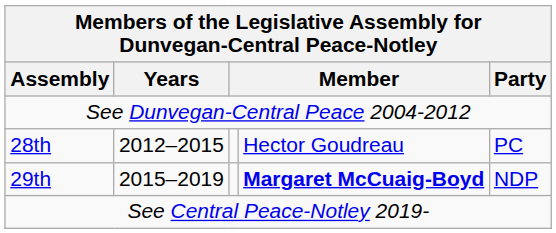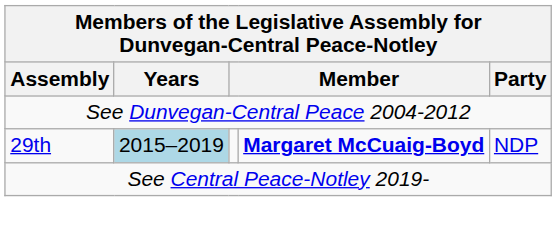- row: (31, 145)
(171, 178) no background -> (171, 145) lightblue background
